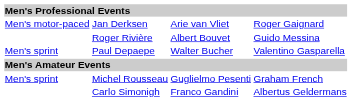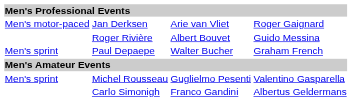(299, 51) Valentino Gasparella -> (288, 51) Graham French
(288, 78) Graham French -> (299, 78) Valentino Gasparella
